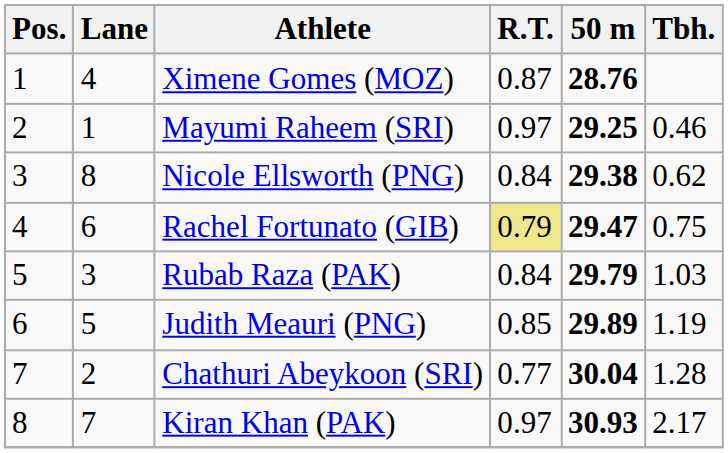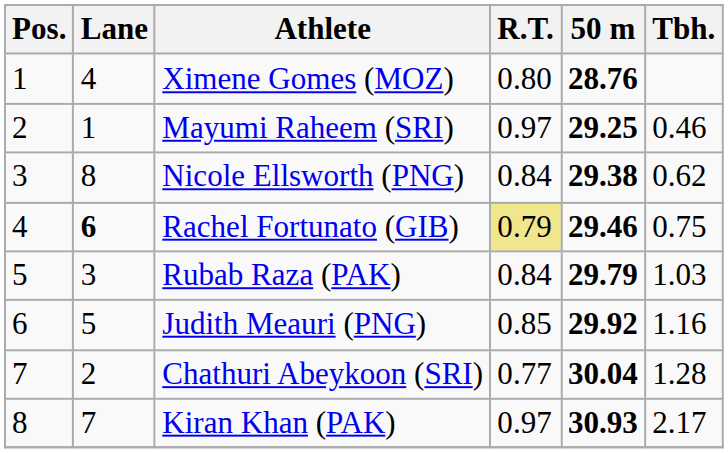(525, 78) 0.87 -> (525, 78) 0.80
(89, 226) normal -> (89, 226) bold
(603, 226) 29.47 -> (603, 226) 29.46
(603, 324) 29.89 -> (603, 324) 29.92
(679, 324) 1.19 -> (679, 324) 1.16
